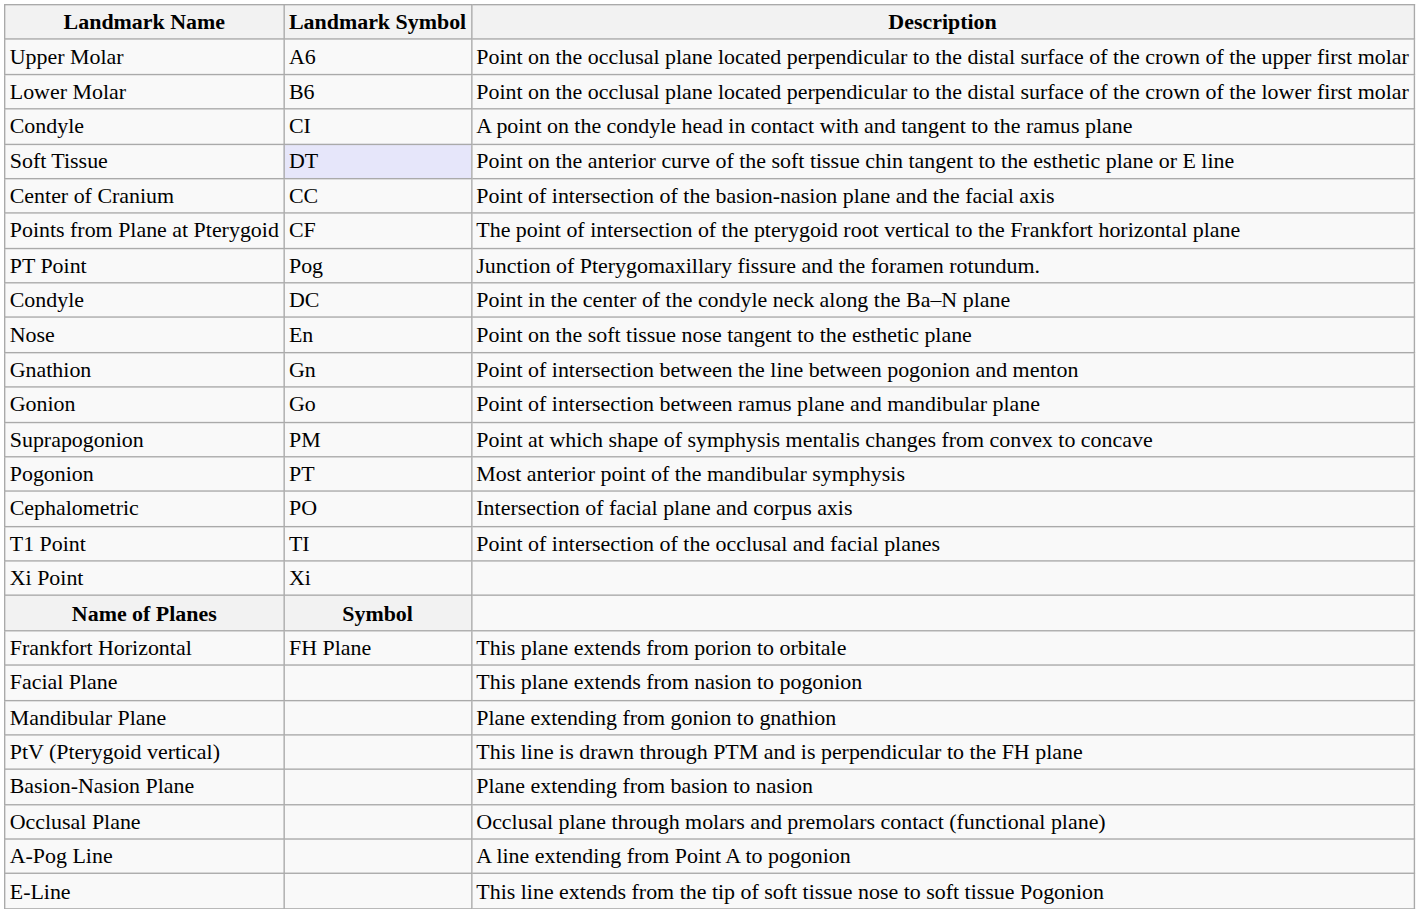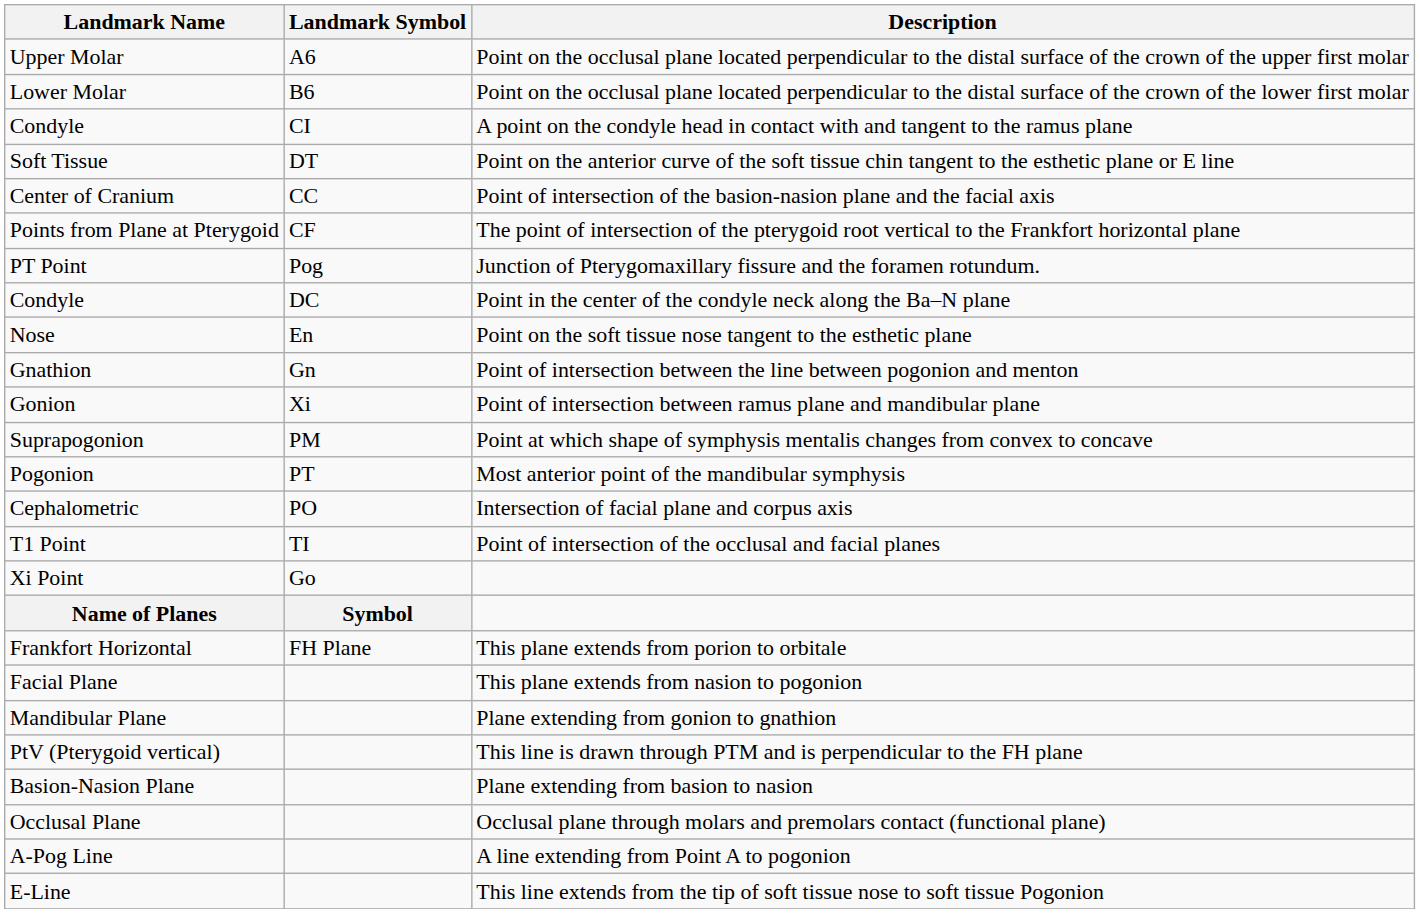(304, 160) lavender background -> (304, 160) no background
(302, 404) Go -> (300, 404) Xi
(300, 578) Xi -> (302, 578) Go
